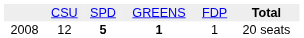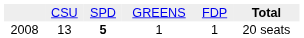(64, 30) 12 -> (64, 30) 13
(159, 30) bold -> (159, 30) normal
